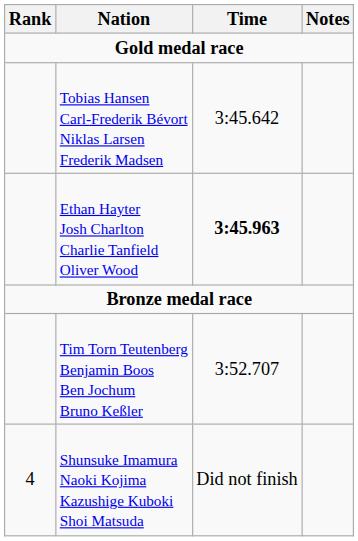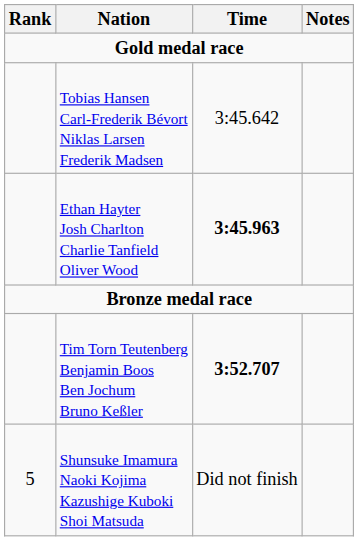(247, 368) normal -> (247, 368) bold
(30, 479) 4 -> (30, 479) 5
